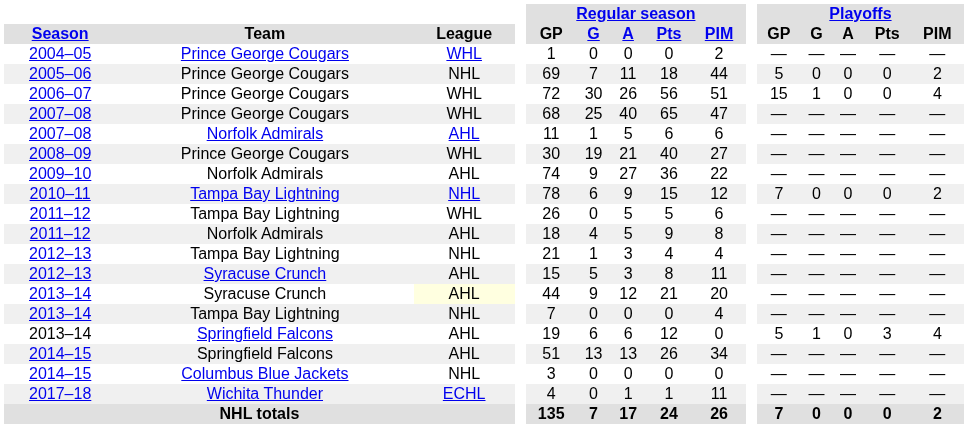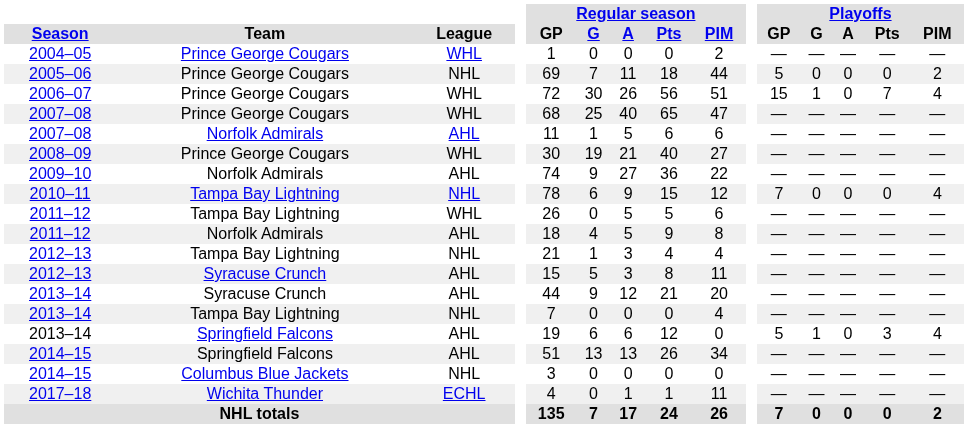(887, 94) 0 -> (887, 94) 7
(937, 194) 2 -> (937, 194) 4
(464, 294) lightyellow background -> (464, 294) no background
